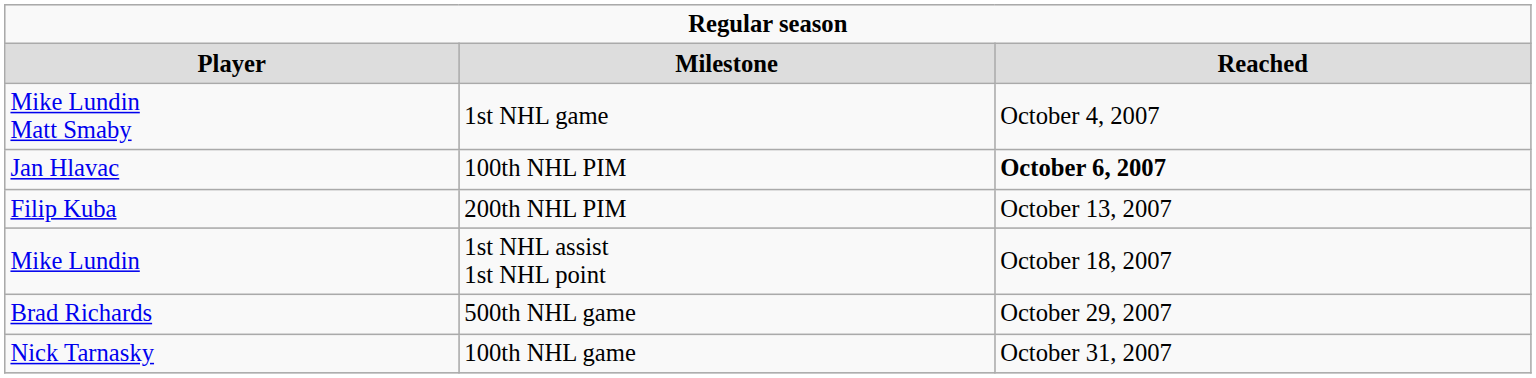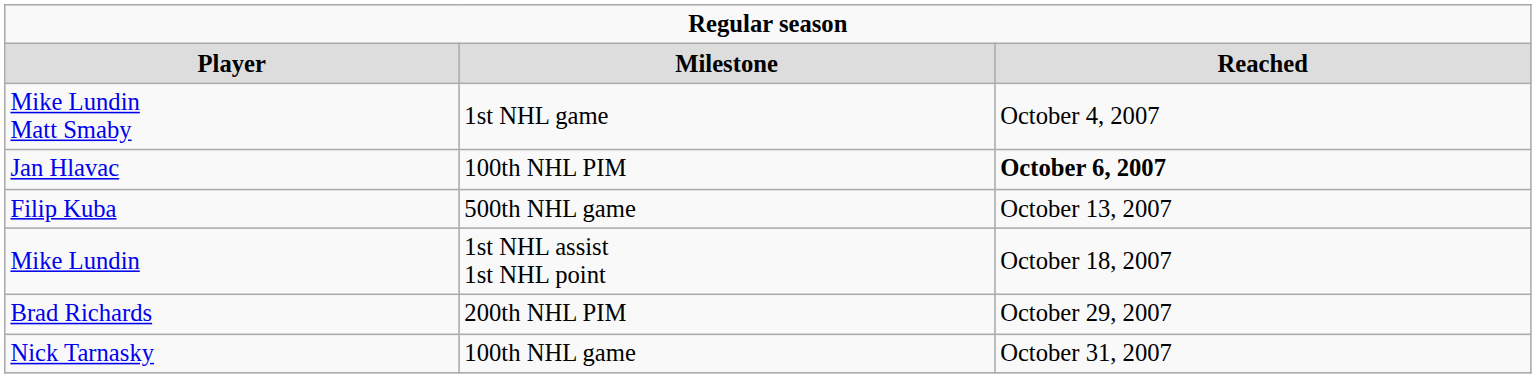(545, 208) 200th NHL PIM -> (550, 208) 500th NHL game
(550, 313) 500th NHL game -> (545, 313) 200th NHL PIM
